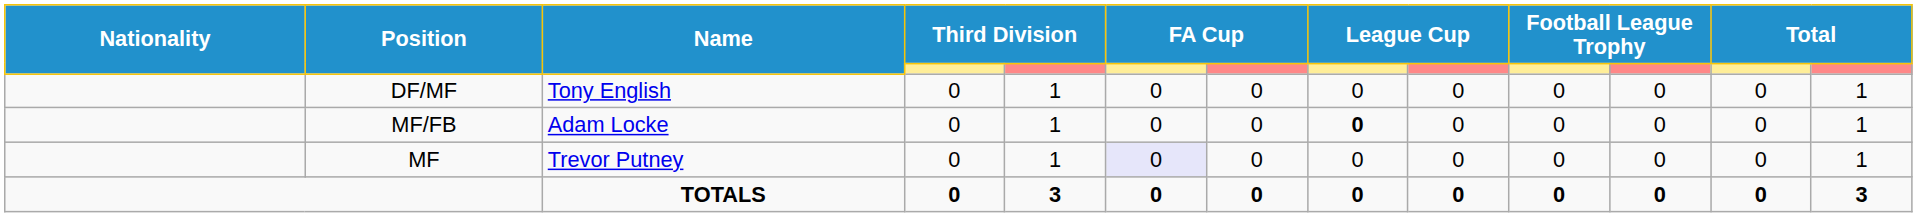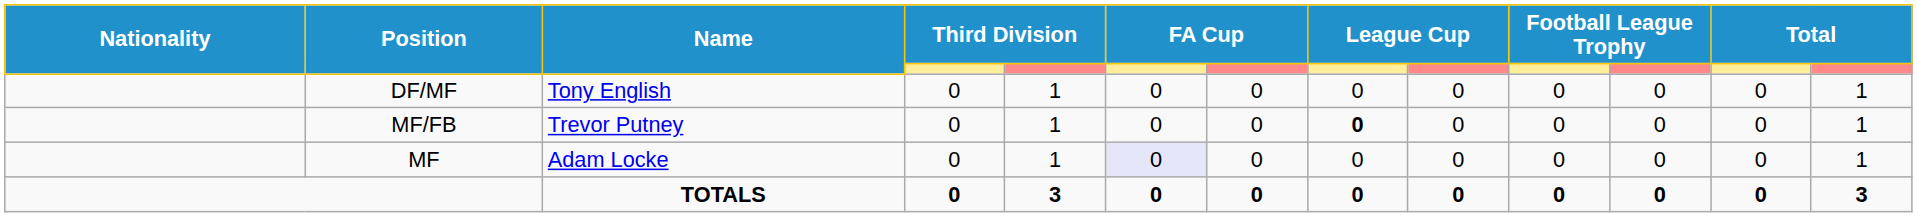(608, 125) Adam Locke -> (616, 125) Trevor Putney
(616, 160) Trevor Putney -> (608, 160) Adam Locke
